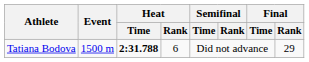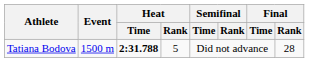(175, 49) 6 -> (175, 49) 5
(289, 49) 29 -> (289, 49) 28
